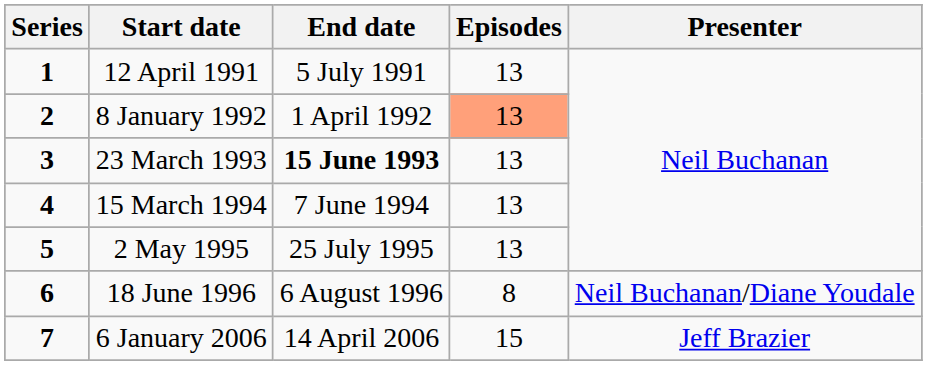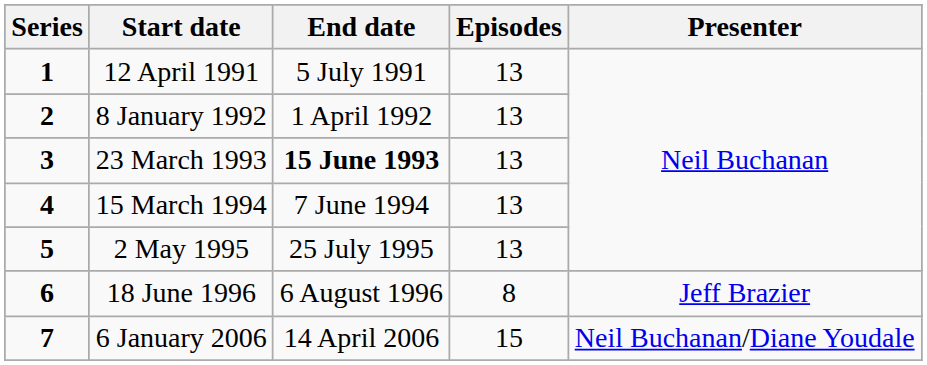(509, 115) lightsalmon background -> (509, 115) no background
(745, 293) Neil Buchanan/Diane Youdale -> (745, 293) Jeff Brazier
(745, 337) Jeff Brazier -> (745, 337) Neil Buchanan/Diane Youdale
